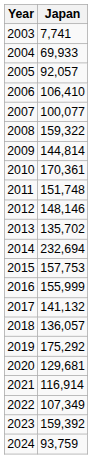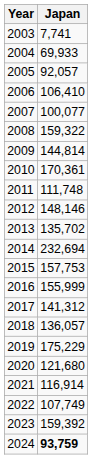(63, 190) 151,748 -> (62, 190) 111,748
(63, 307) 141,132 -> (63, 307) 141,312
(63, 346) 175,292 -> (63, 346) 175,229
(63, 365) 129,681 -> (63, 365) 121,680
(63, 405) 107,349 -> (63, 405) 107,749
(59, 444) normal -> (59, 444) bold
